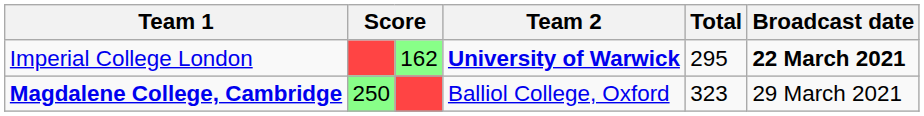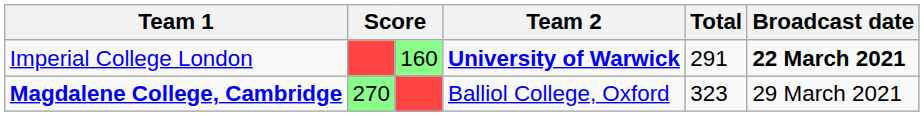(419, 57) 162 -> (419, 57) 160
(709, 57) 295 -> (709, 57) 291
(371, 93) 250 -> (371, 93) 270
